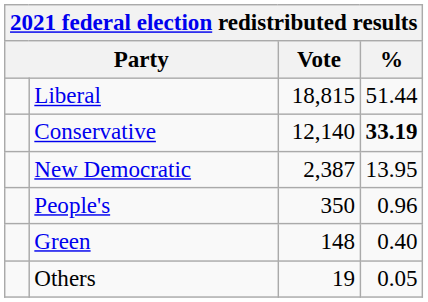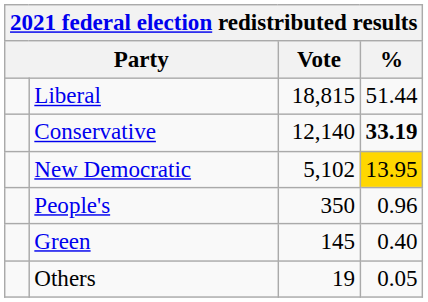(329, 168) 2,387 -> (329, 168) 5,102
(392, 168) no background -> (392, 168) gold background
(338, 242) 148 -> (338, 242) 145
